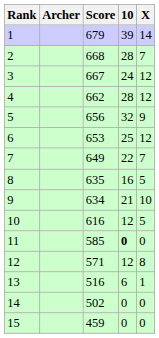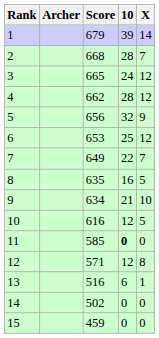(95, 76) 667 -> (95, 76) 665
